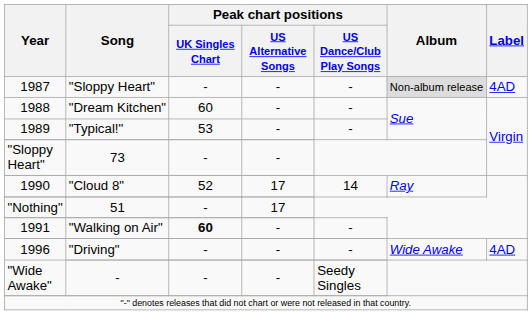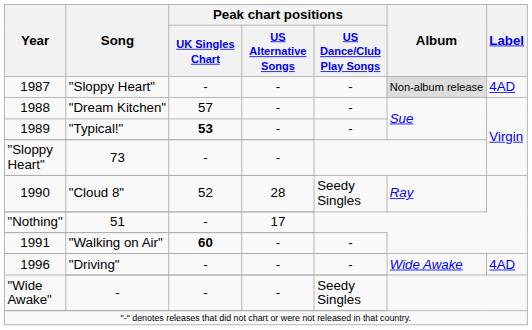(205, 108) 60 -> (205, 108) 57
(205, 129) normal -> (205, 129) bold
(278, 186) 17 -> (278, 193) 28
(350, 186) 14 -> (339, 193) Seedy Singles
